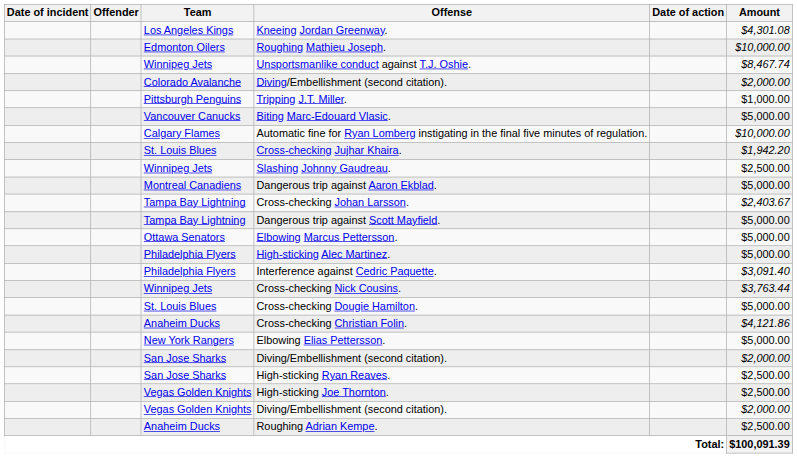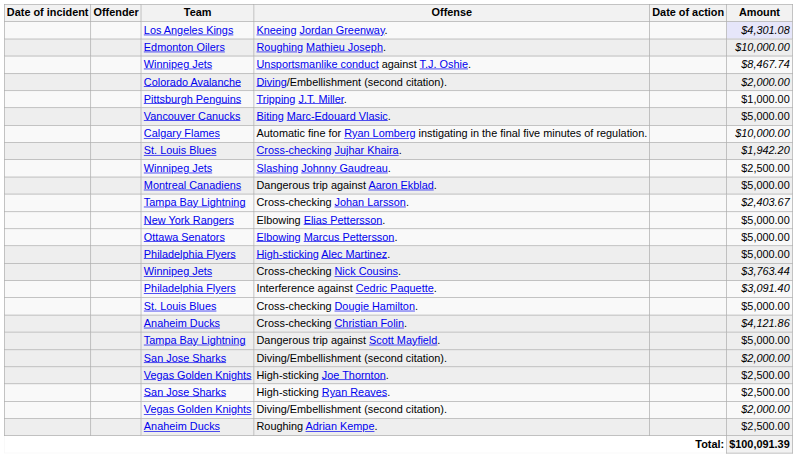(765, 30) no background -> (765, 30) lavender background
rows swapped: (195, 220) <-> (189, 340)
rows swapped: (190, 271) <-> (178, 289)
rows swapped: (185, 375) <-> (198, 392)
